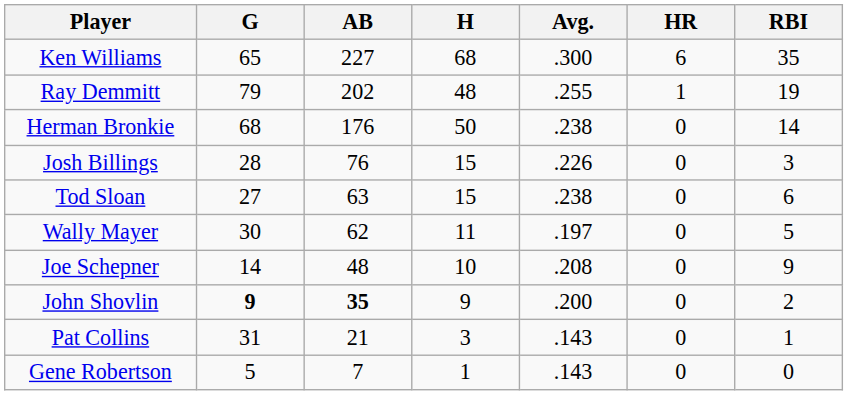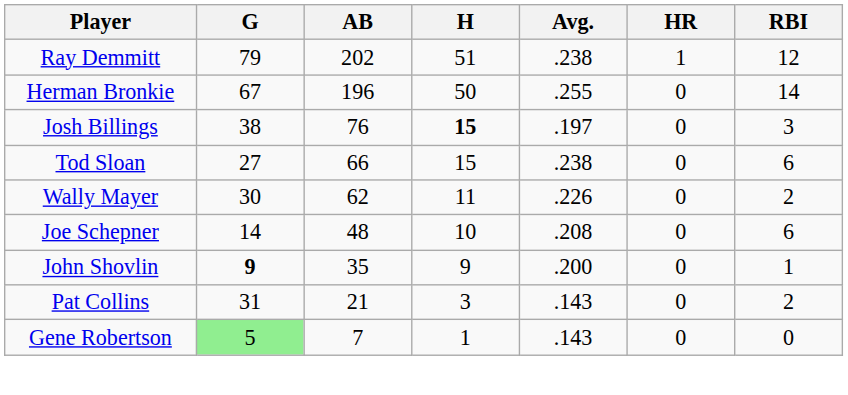- row: (100, 57)
(465, 92) 48 -> (465, 57) 51
(573, 92) .255 -> (573, 57) .238
(788, 92) 19 -> (788, 57) 12
(250, 127) 68 -> (250, 92) 67
(358, 127) 176 -> (358, 92) 196
(573, 127) .238 -> (573, 92) .255
(250, 162) 28 -> (250, 127) 38
(465, 162) normal -> (465, 127) bold
(573, 162) .226 -> (573, 127) .197
(358, 197) 63 -> (358, 162) 66
(573, 232) .197 -> (573, 197) .226
(788, 232) 5 -> (788, 197) 2
(788, 267) 9 -> (788, 232) 6
(358, 302) bold -> (358, 267) normal
(788, 302) 2 -> (788, 267) 1
(788, 337) 1 -> (788, 302) 2
(250, 372) no background -> (250, 337) lightgreen background
